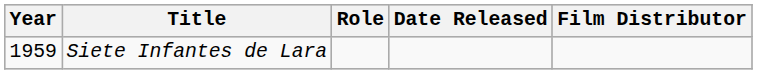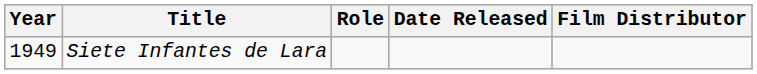(33, 53) 1959 -> (33, 53) 1949
